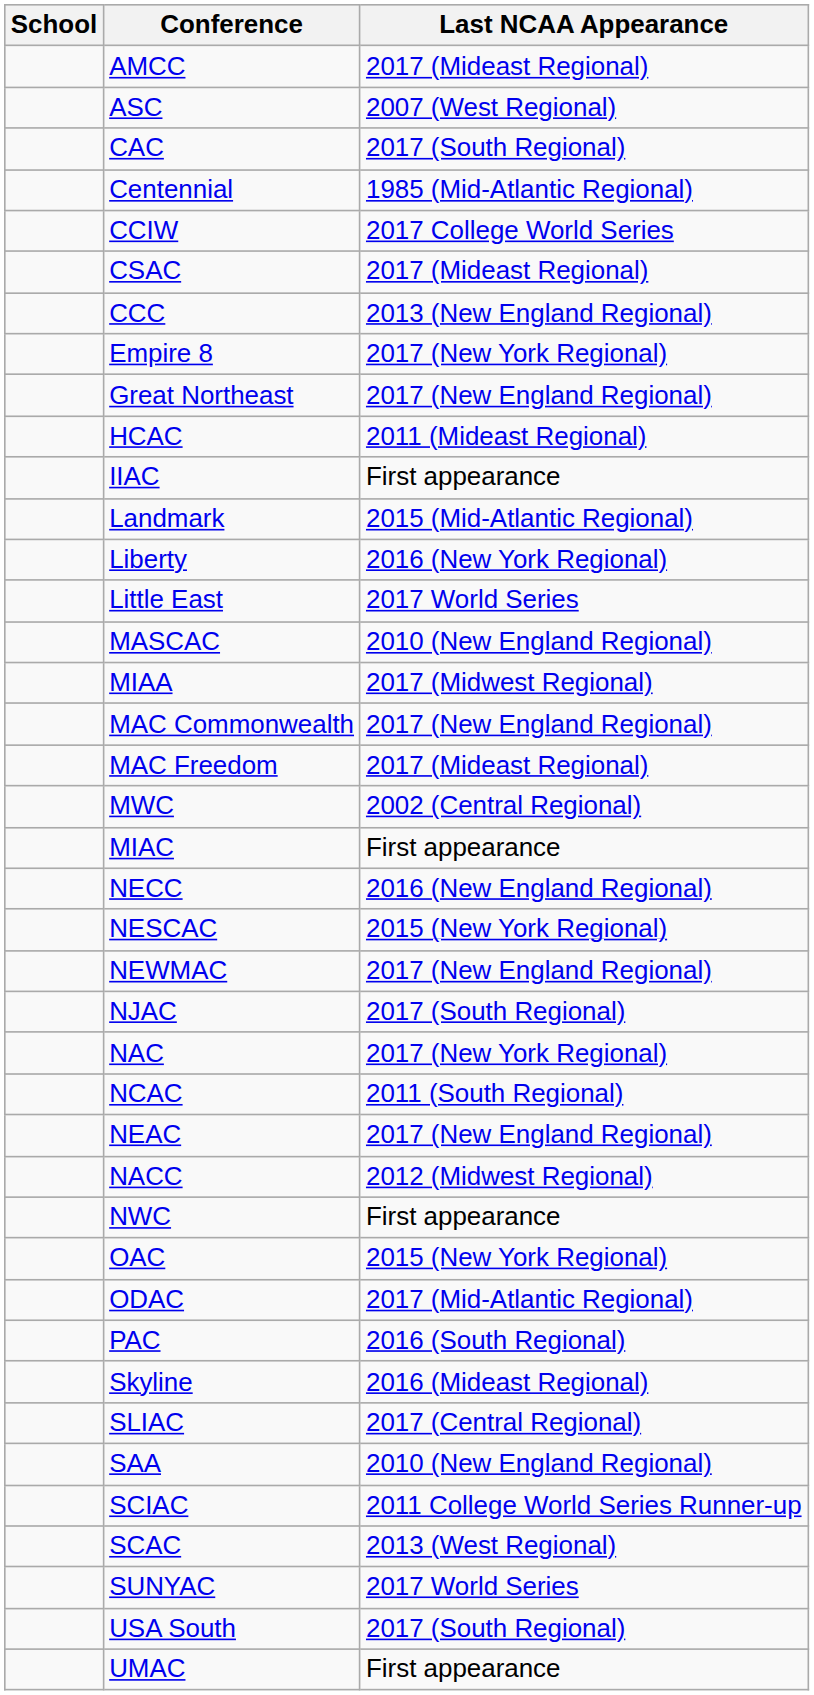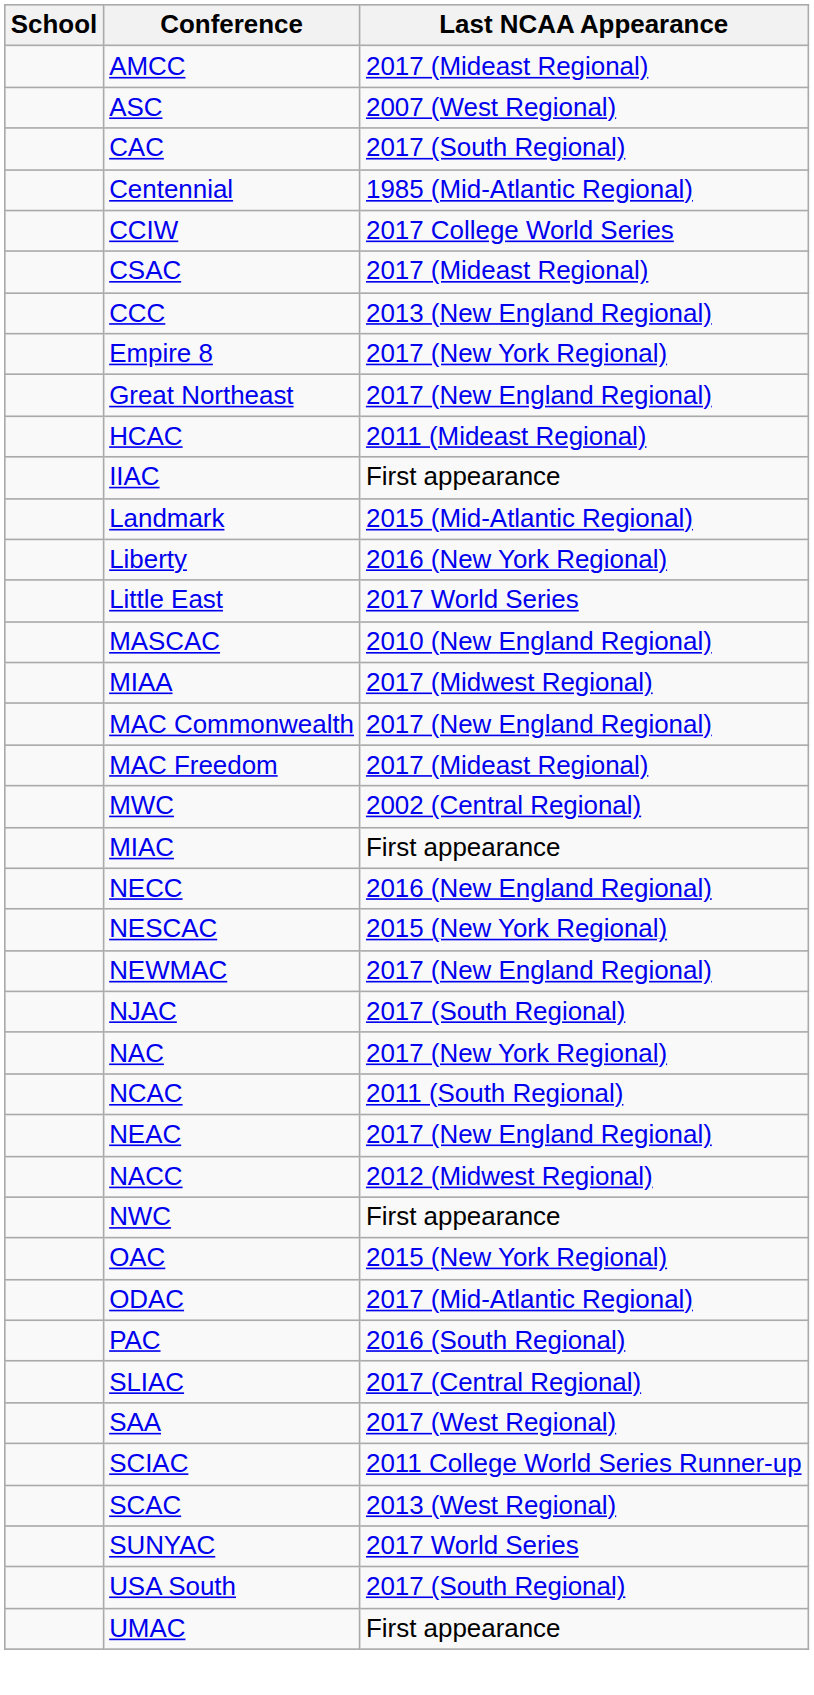- row: (151, 1381)
(539, 1463) 2010 (New England Regional) -> (491, 1422) 2017 (West Regional)
